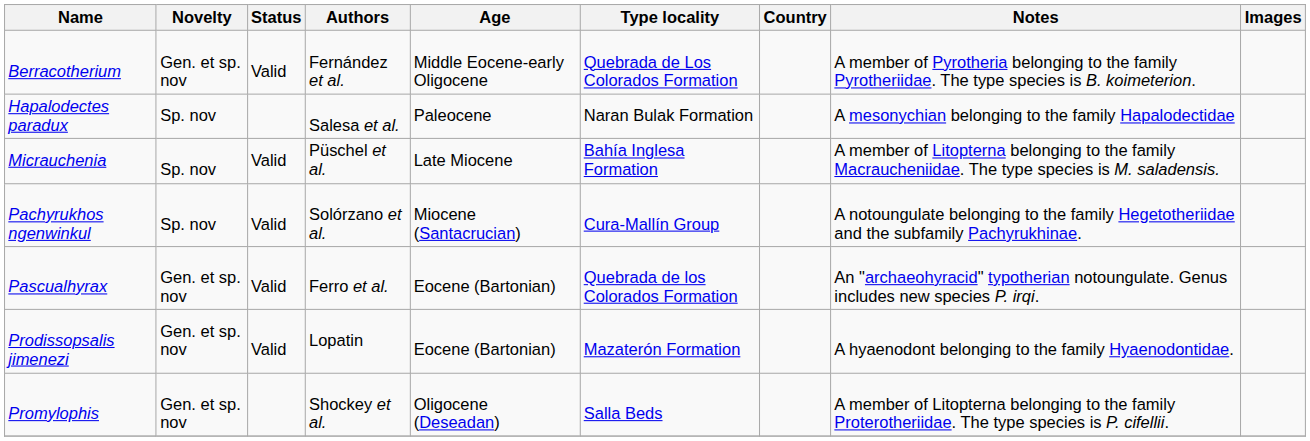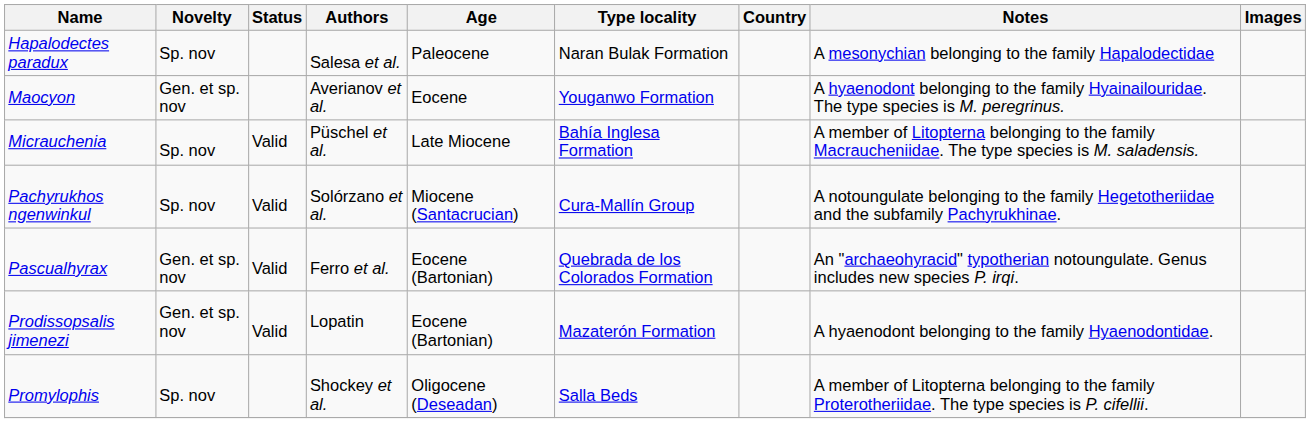- row: (65, 71)
+ row: (42, 97)
(200, 413) Gen. et sp. nov -> (187, 395) Sp. nov
